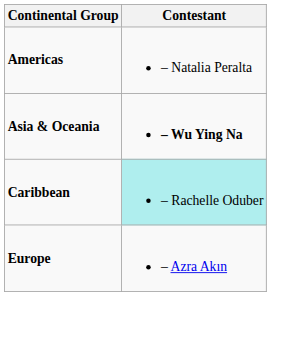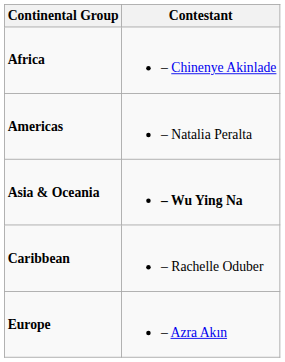+ row: (26, 60)
(194, 201) paleturquoise background -> (201, 267) no background
